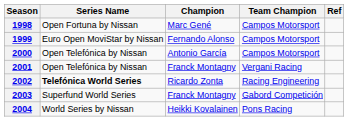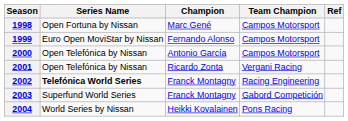(202, 67) Franck Montagny -> (195, 67) Ricardo Zonta
(195, 81) Ricardo Zonta -> (202, 81) Franck Montagny
